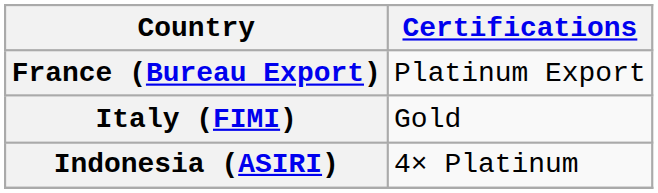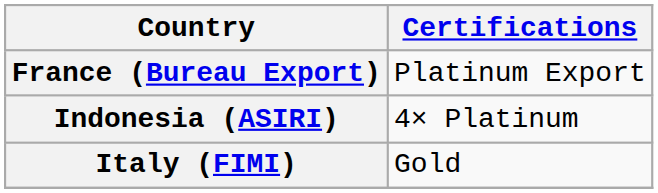rows swapped: (196, 165) <-> (196, 119)
